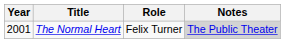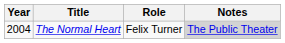(19, 30) 2001 -> (19, 30) 2004
